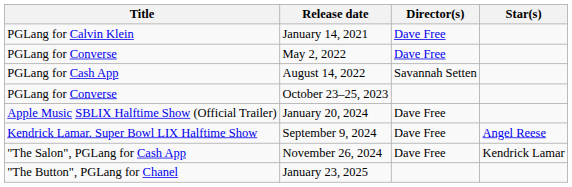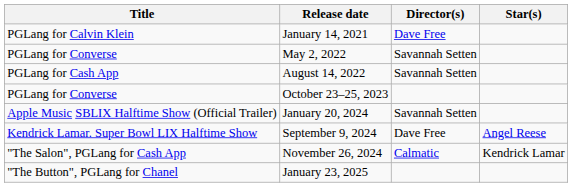(420, 53) Dave Free -> (435, 53) Savannah Setten
(420, 113) Dave Free -> (435, 113) Savannah Setten
(420, 152) Dave Free -> (416, 152) Calmatic
